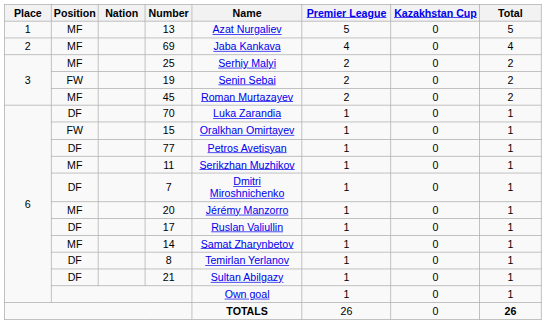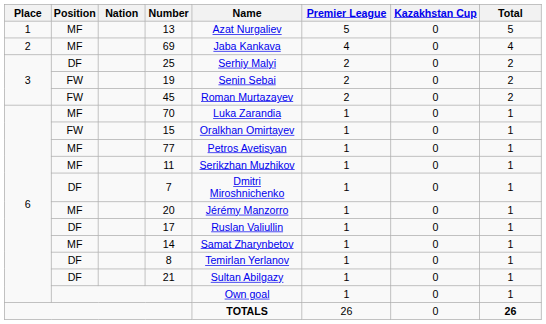(75, 63) MF -> (75, 63) DF
(75, 97) MF -> (75, 97) FW
(75, 114) DF -> (75, 114) MF
(75, 148) DF -> (75, 148) MF
